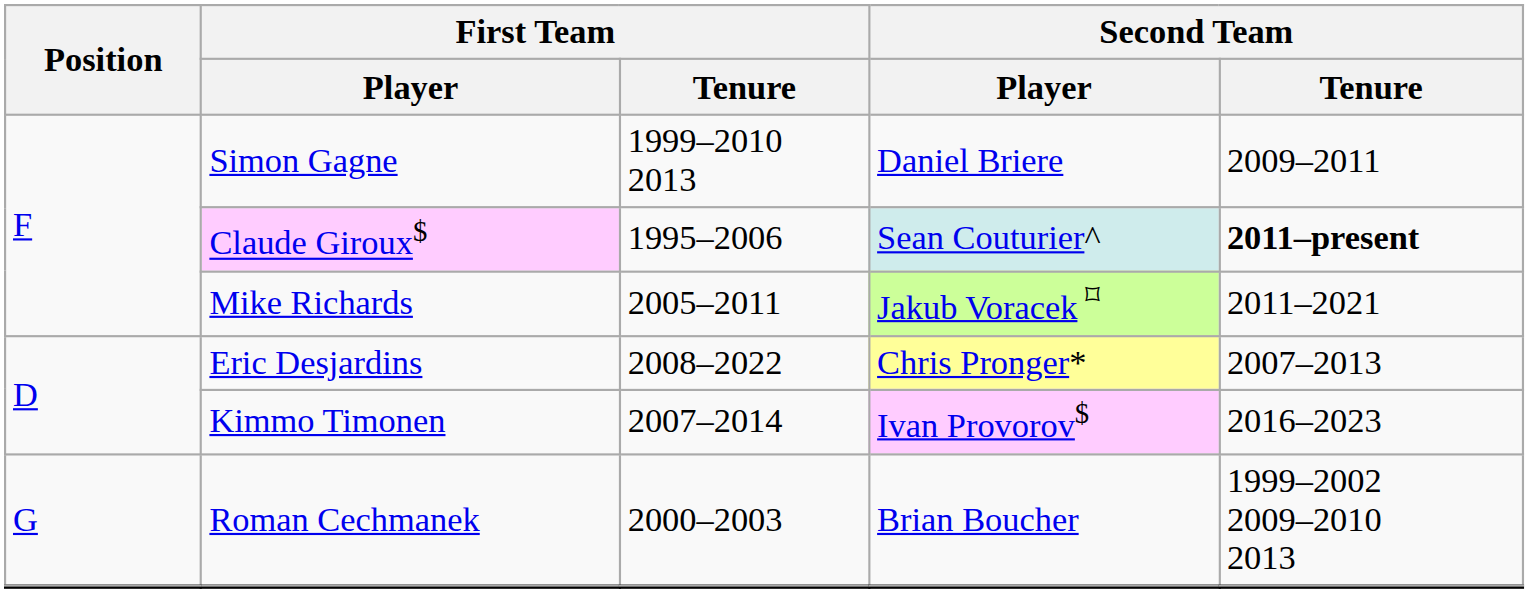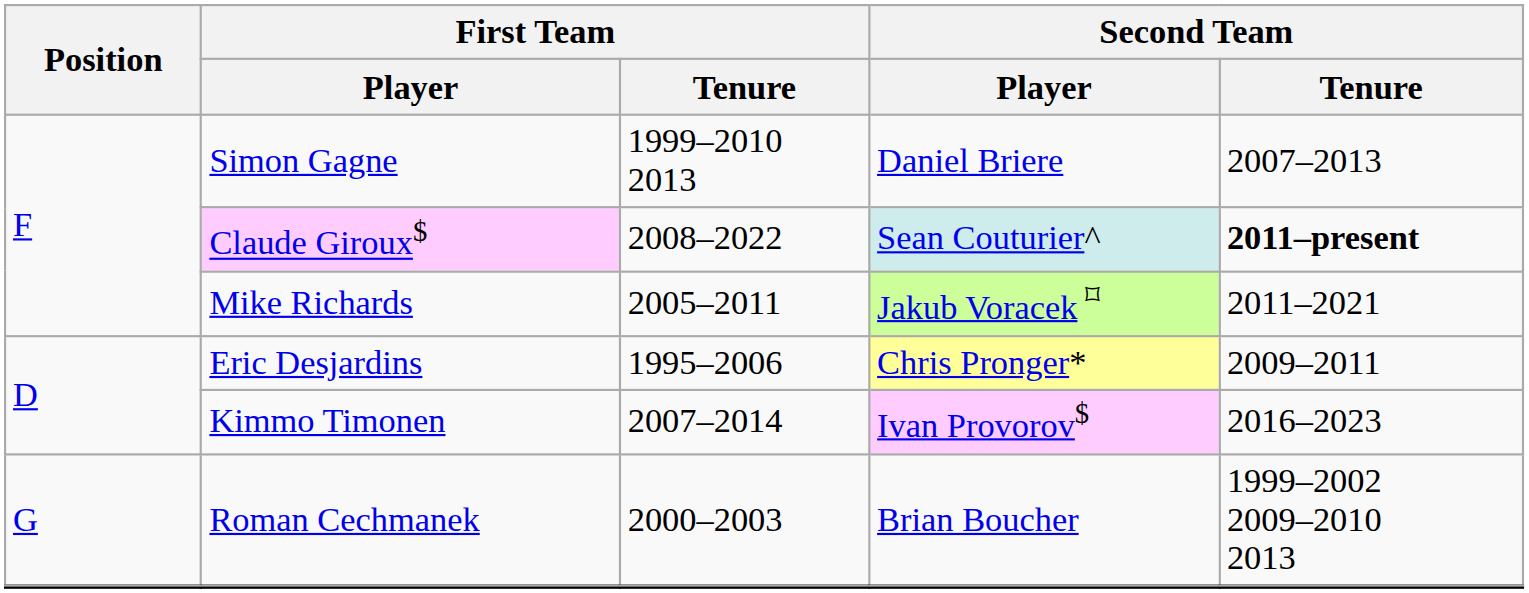(1304, 160) 2009–2011 -> (1304, 160) 2007–2013
(705, 238) 1995–2006 -> (705, 238) 2008–2022
(705, 361) 2008–2022 -> (705, 361) 1995–2006
(1304, 361) 2007–2013 -> (1304, 361) 2009–2011
